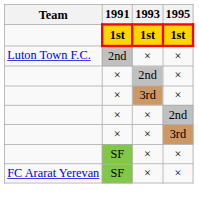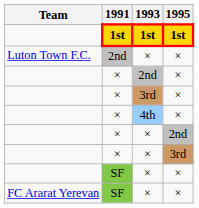+ row: (117, 115)
